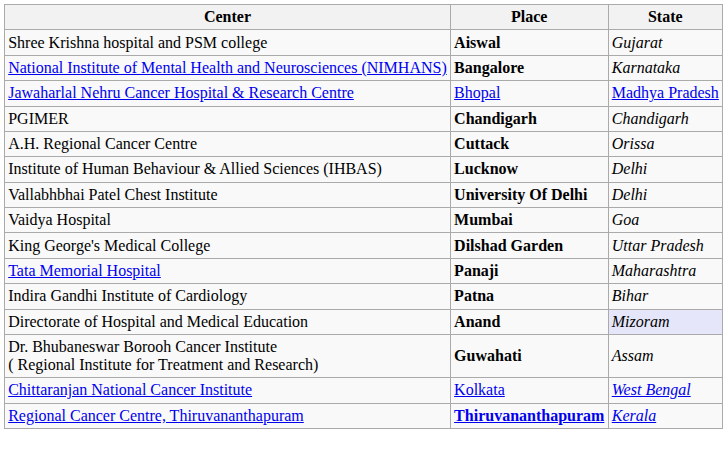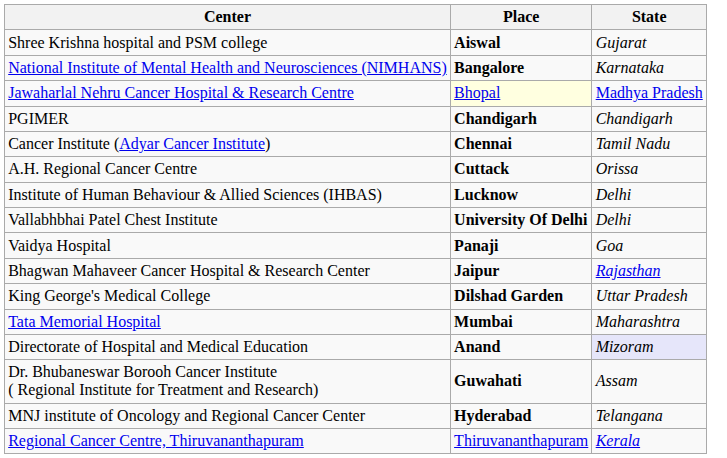(477, 93) no background -> (477, 93) lightyellow background
+ row: (139, 144)
(483, 220) Mumbai -> (476, 245) Panaji
+ row: (189, 270)
(476, 270) Panaji -> (483, 321) Mumbai
- row: (128, 296)
+ row: (187, 415)
- row: (130, 390)
(529, 415) bold -> (521, 441) normal
